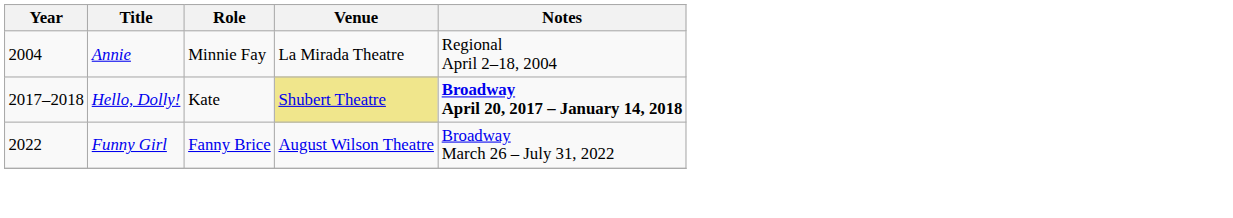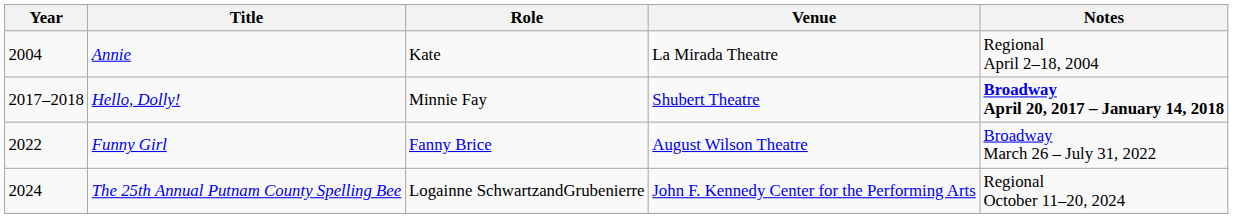(227, 53) Minnie Fay -> (425, 53) Kate
(204, 99) Kate -> (448, 99) Minnie Fay
(332, 99) khaki background -> (706, 99) no background
+ row: (247, 190)
